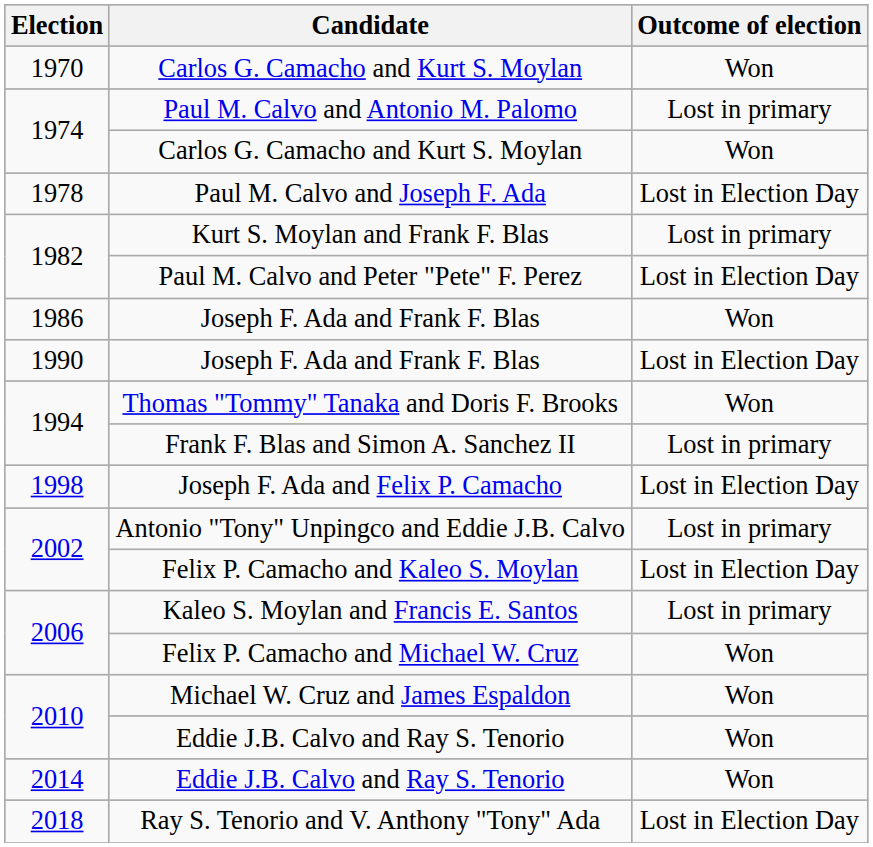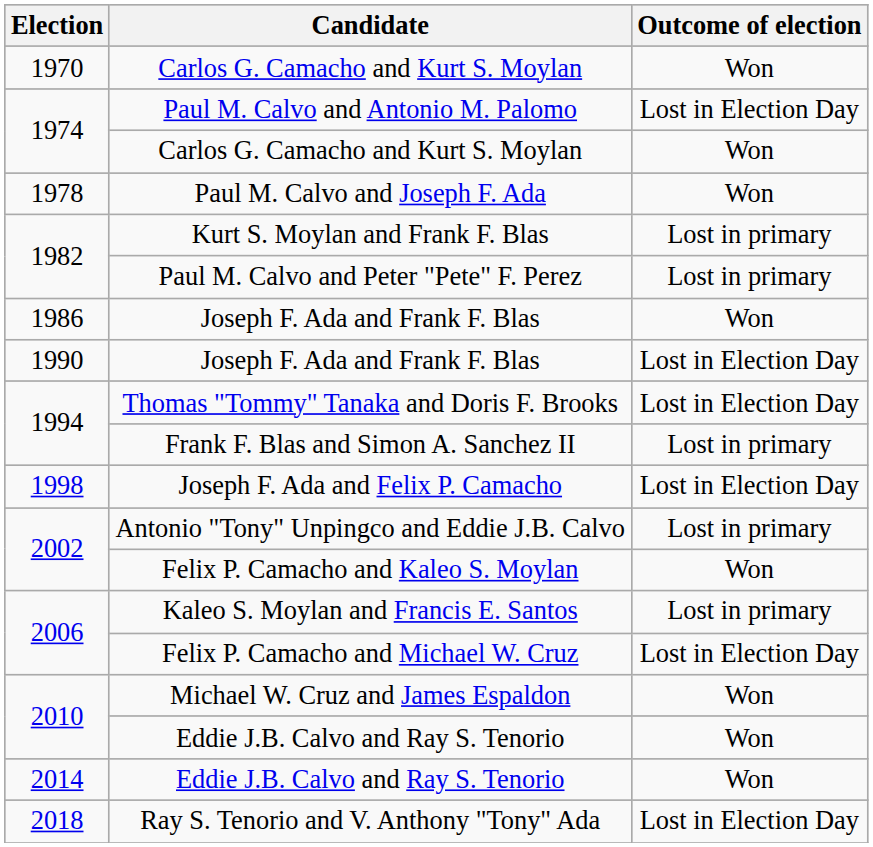(749, 109) Lost in primary -> (749, 109) Lost in Election Day
(749, 192) Lost in Election Day -> (749, 192) Won
(749, 276) Lost in Election Day -> (749, 276) Lost in primary
(749, 402) Won -> (749, 402) Lost in Election Day
(749, 569) Lost in Election Day -> (749, 569) Won
(749, 653) Won -> (749, 653) Lost in Election Day
